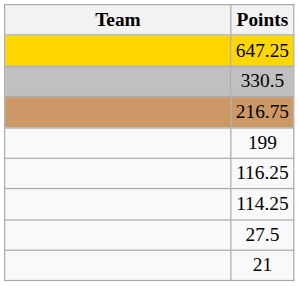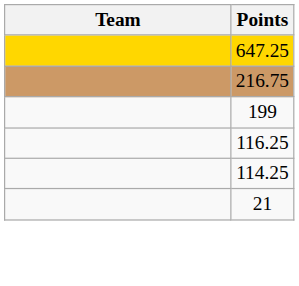- row: (262, 81)
- row: (262, 234)
